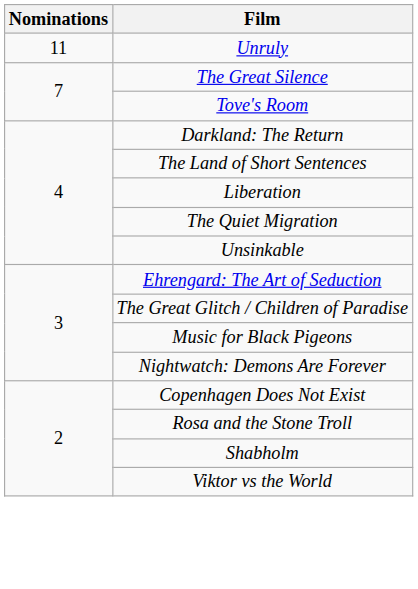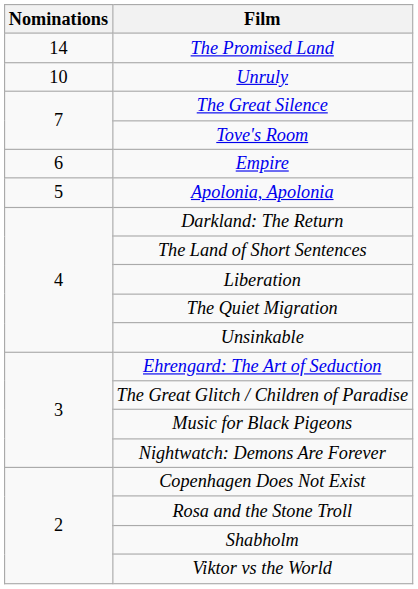+ row: (262, 47)
(58, 47) 11 -> (58, 76) 10
+ row: (262, 163)
+ row: (262, 192)
